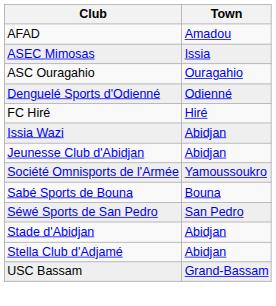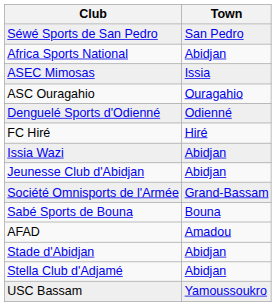rows swapped: (24, 34) <-> (83, 212)
+ row: (68, 53)
(226, 172) Yamoussoukro -> (227, 192) Grand-Bassam
(227, 271) Grand-Bassam -> (226, 291) Yamoussoukro
